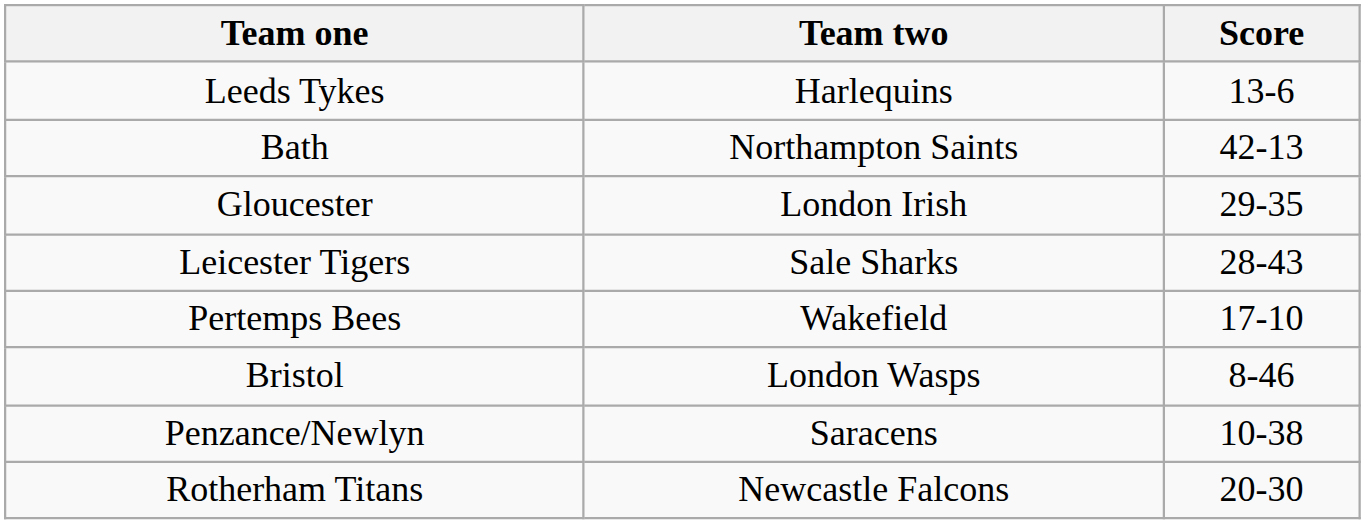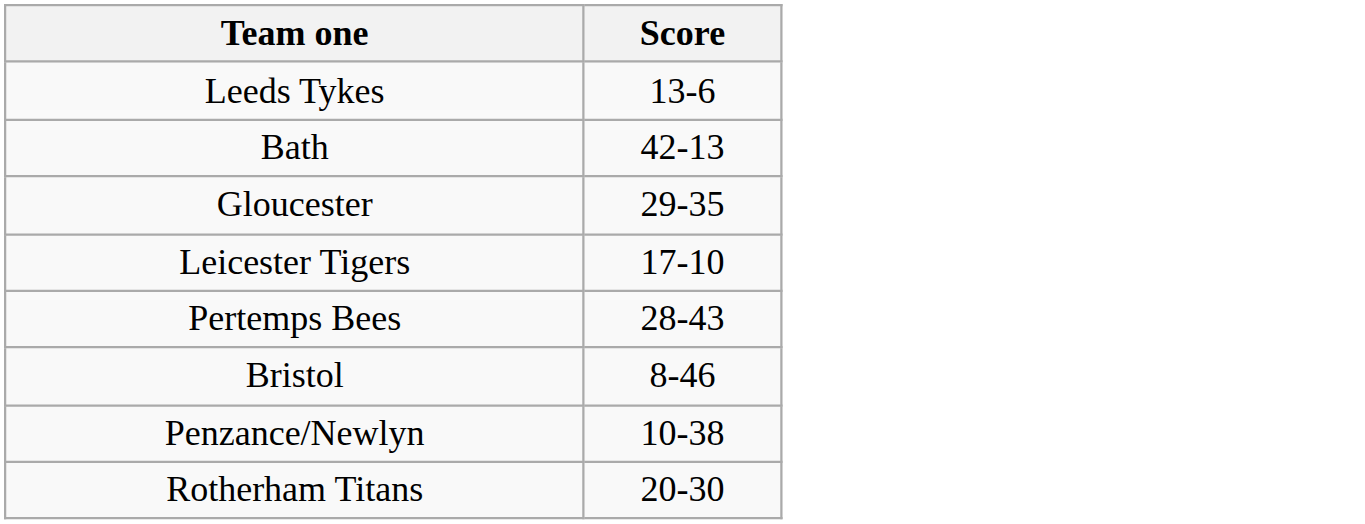- column: (874, 33)
(1262, 261) 28-43 -> (682, 261) 17-10
(1262, 318) 17-10 -> (682, 318) 28-43
